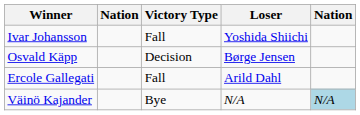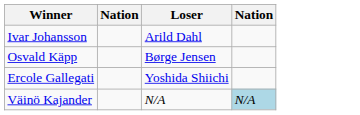- column: (181, 15)
(266, 36) Yoshida Shiichi -> (173, 36) Arild Dahl
(253, 78) Arild Dahl -> (187, 78) Yoshida Shiichi
